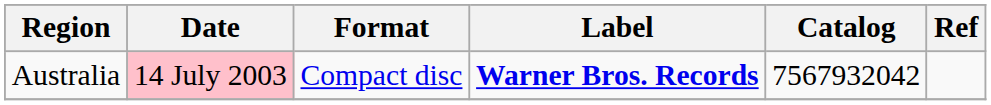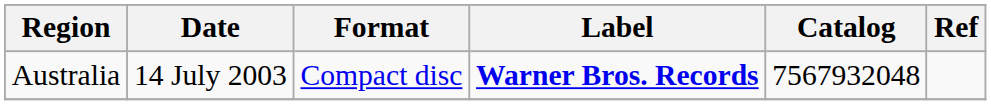(210, 74) pink background -> (210, 74) no background
(846, 74) 7567932042 -> (846, 74) 7567932048
